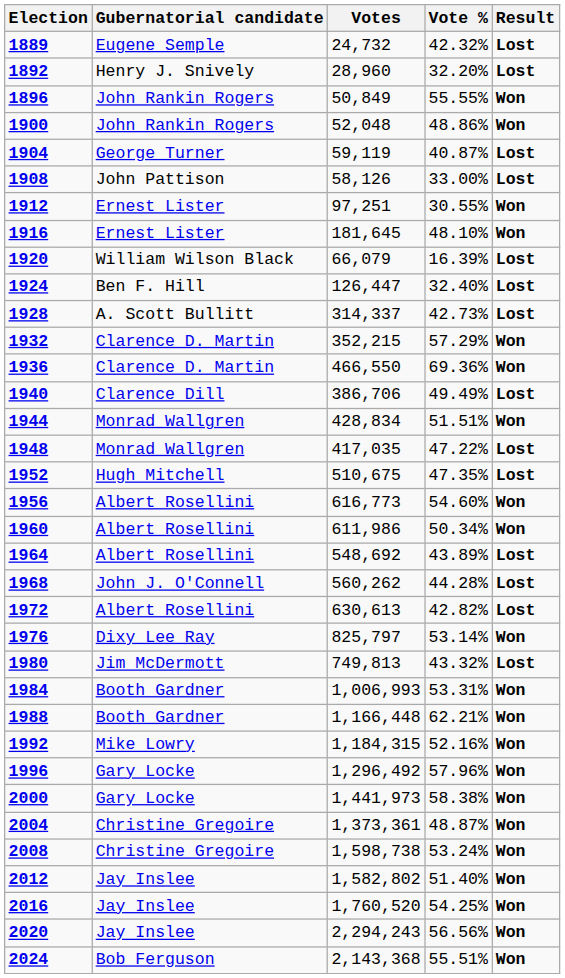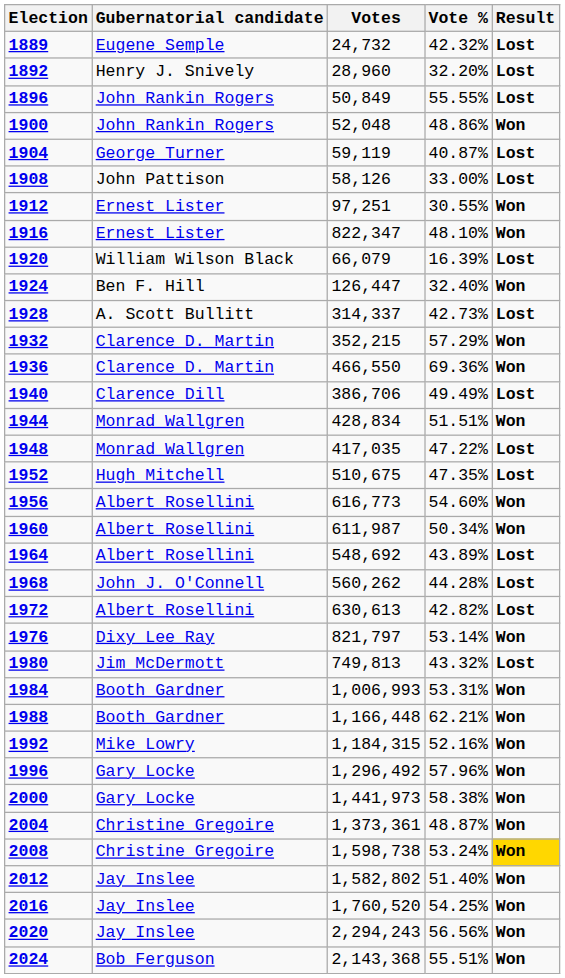(511, 99) Won -> (516, 99) Lost
(366, 233) 181,645 -> (366, 233) 822,347
(516, 287) Lost -> (511, 287) Won
(366, 529) 611,986 -> (366, 529) 611,987
(366, 637) 825,797 -> (366, 637) 821,797
(511, 852) no background -> (511, 852) gold background
